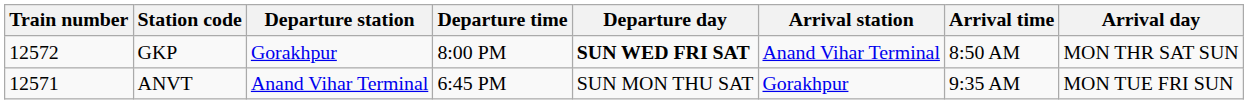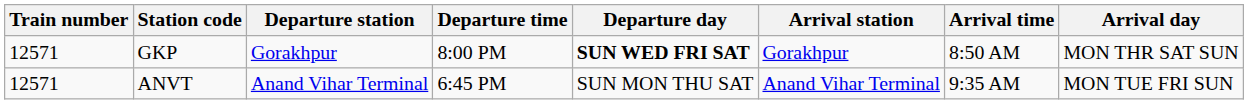(34, 51) 12572 -> (34, 51) 12571
(851, 51) Anand Vihar Terminal -> (805, 51) Gorakhpur
(805, 83) Gorakhpur -> (851, 83) Anand Vihar Terminal
